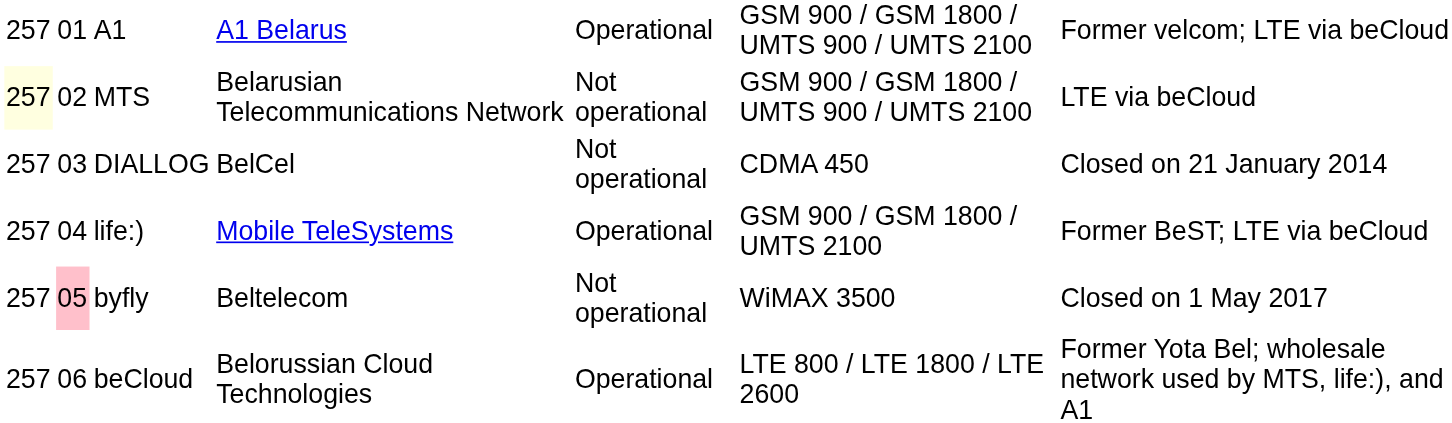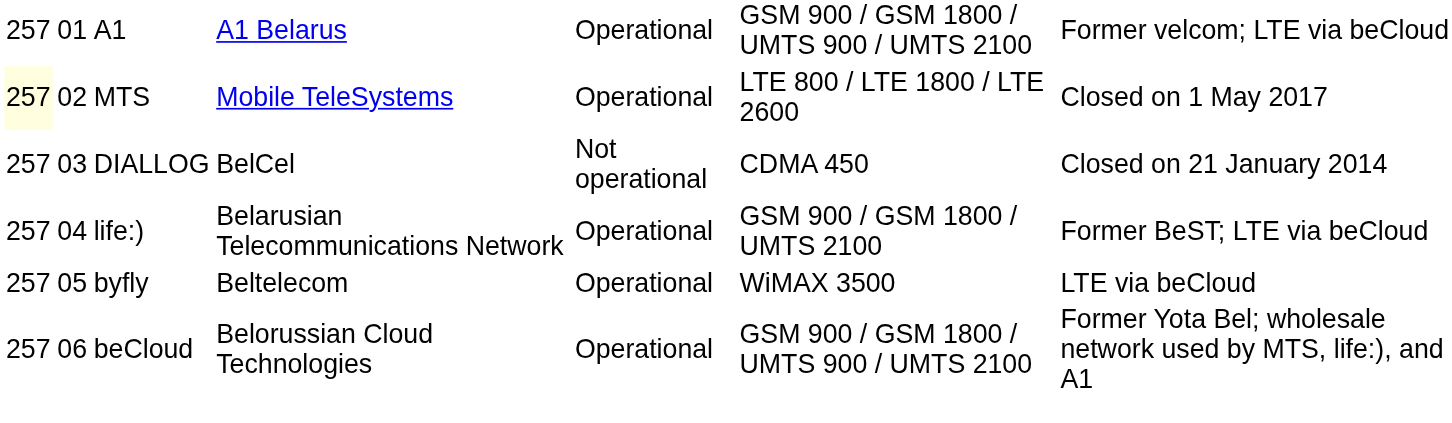(390, 97) Belarusian Telecommunications Network -> (335, 97) Mobile TeleSystems
(641, 97) Not operational -> (644, 97) Operational
(886, 97) GSM 900 / GSM 1800 / UMTS 900 / UMTS 2100 -> (892, 97) LTE 800 / LTE 1800 / LTE 2600
(1158, 97) LTE via beCloud -> (1194, 97) Closed on 1 May 2017
(335, 231) Mobile TeleSystems -> (390, 231) Belarusian Telecommunications Network
(72, 297) pink background -> (72, 282) no background
(641, 297) Not operational -> (644, 282) Operational
(1194, 297) Closed on 1 May 2017 -> (1158, 282) LTE via beCloud
(892, 379) LTE 800 / LTE 1800 / LTE 2600 -> (886, 349) GSM 900 / GSM 1800 / UMTS 900 / UMTS 2100
